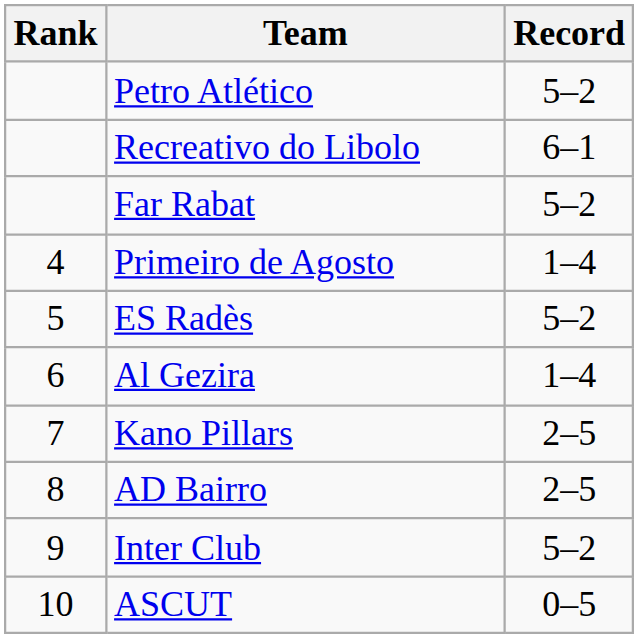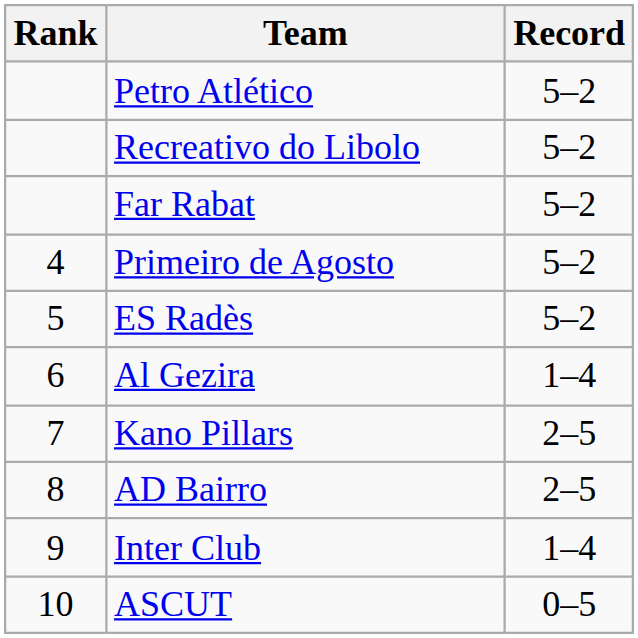(569, 147) 6–1 -> (569, 147) 5–2
(569, 261) 1–4 -> (569, 261) 5–2
(569, 546) 5–2 -> (569, 546) 1–4
